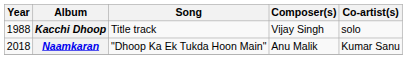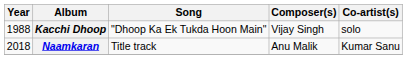(134, 29) Title track -> (189, 29) "Dhoop Ka Ek Tukda Hoon Main"
(189, 46) "Dhoop Ka Ek Tukda Hoon Main" -> (134, 46) Title track
